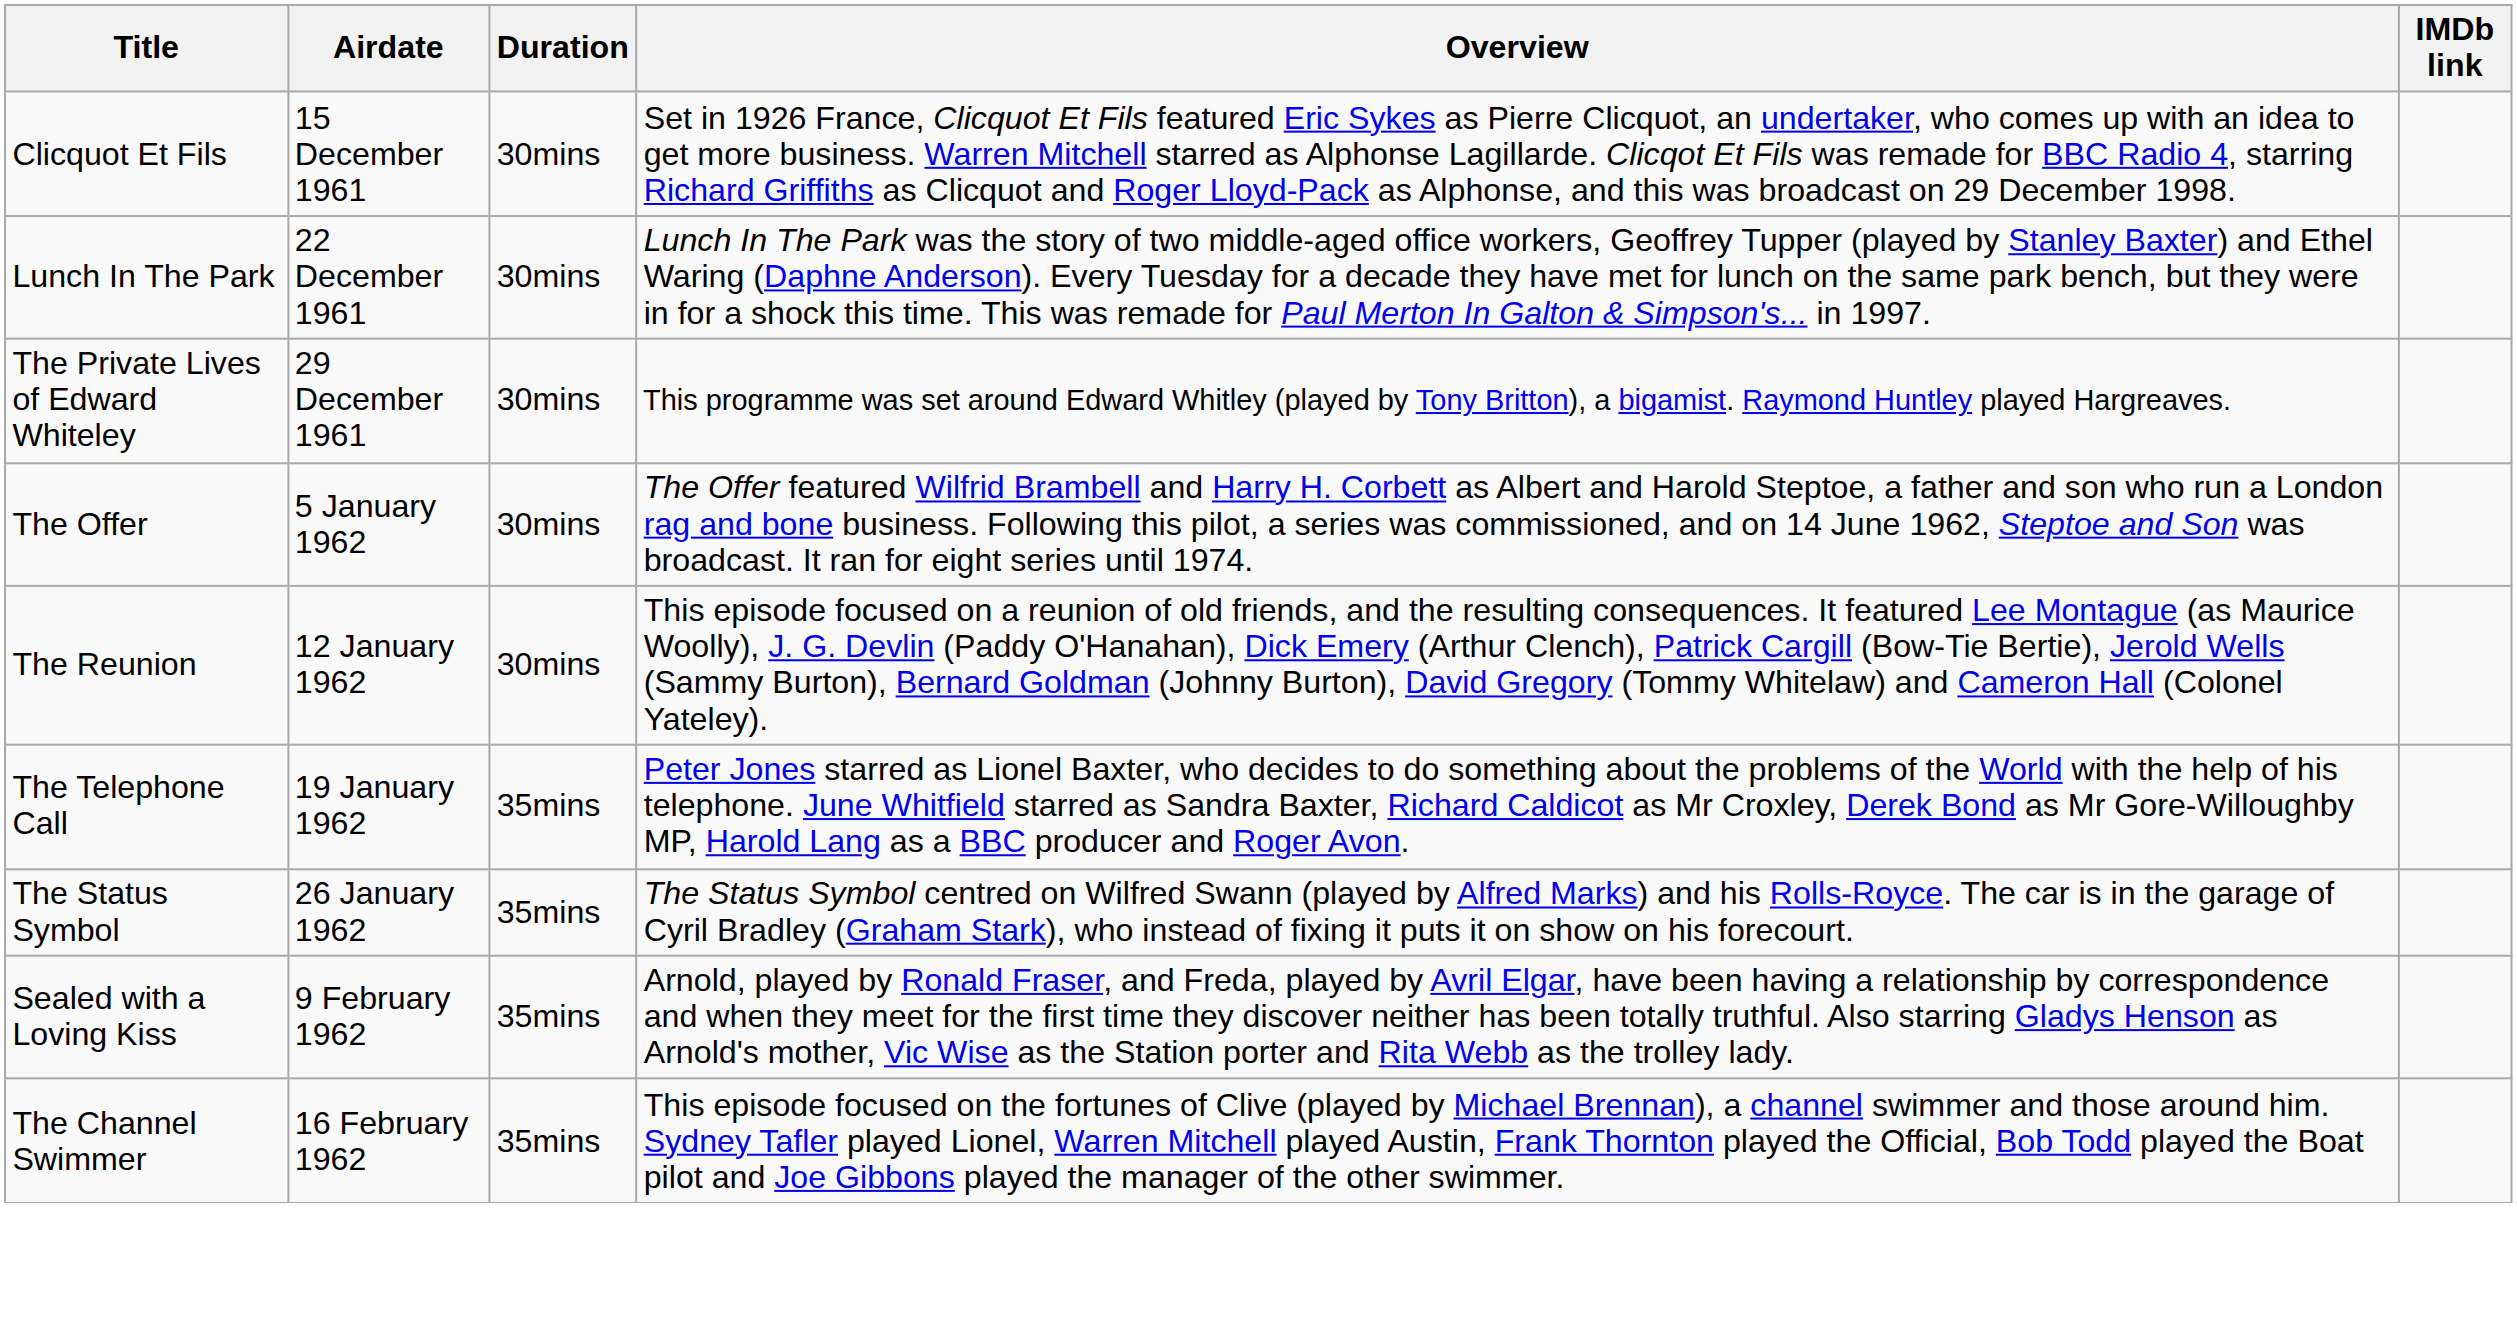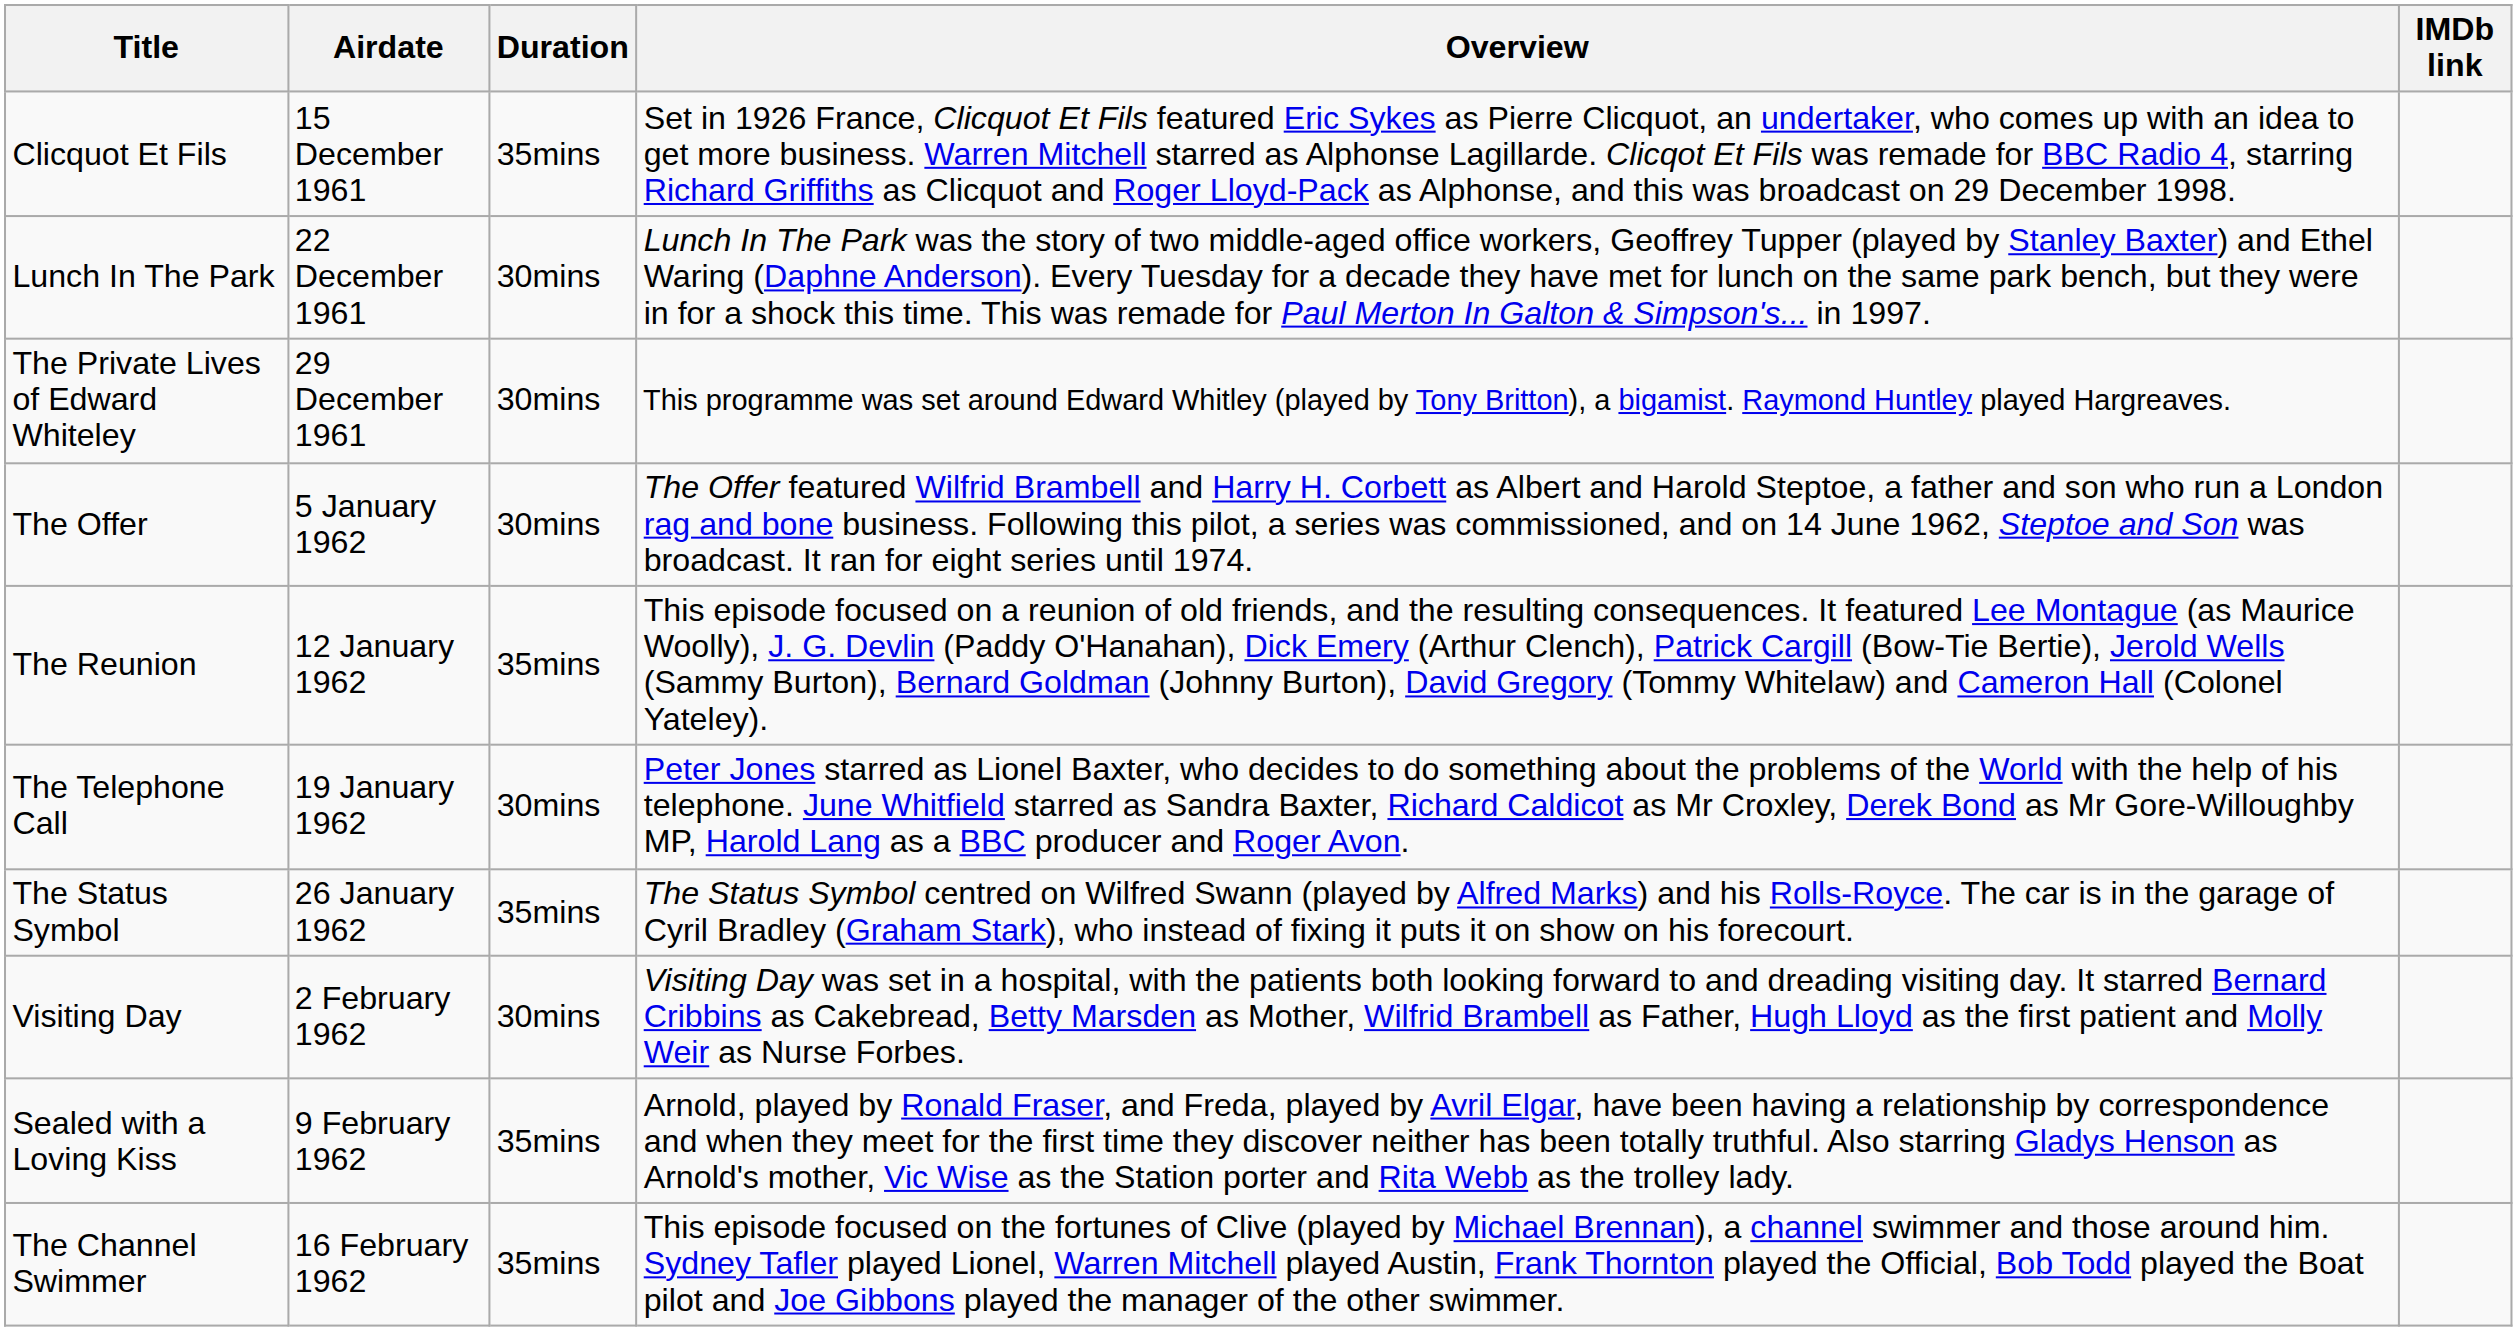(549, 153) 30mins -> (549, 153) 35mins
(549, 664) 30mins -> (549, 664) 35mins
(549, 806) 35mins -> (549, 806) 30mins
+ row: (97, 1016)
